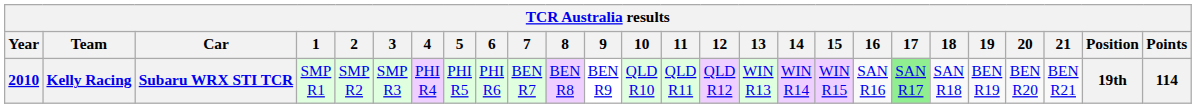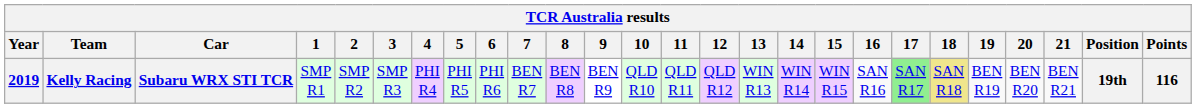(24, 80) 2010 -> (24, 80) 2019
(949, 80) no background -> (949, 80) khaki background
(1167, 80) 114 -> (1167, 80) 116
